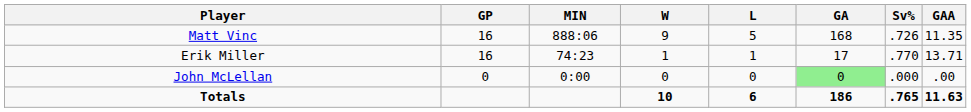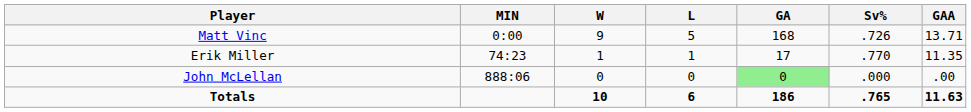- column: (485, 15)
(575, 35) 888:06 -> (507, 35) 0:00
(944, 35) 11.35 -> (944, 35) 13.71
(944, 56) 13.71 -> (944, 56) 11.35
(575, 76) 0:00 -> (507, 76) 888:06
